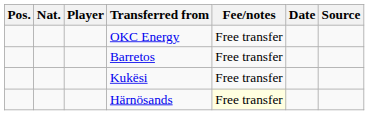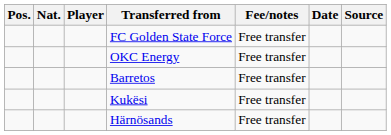+ row: (171, 36)
(249, 99) lightyellow background -> (272, 120) no background
